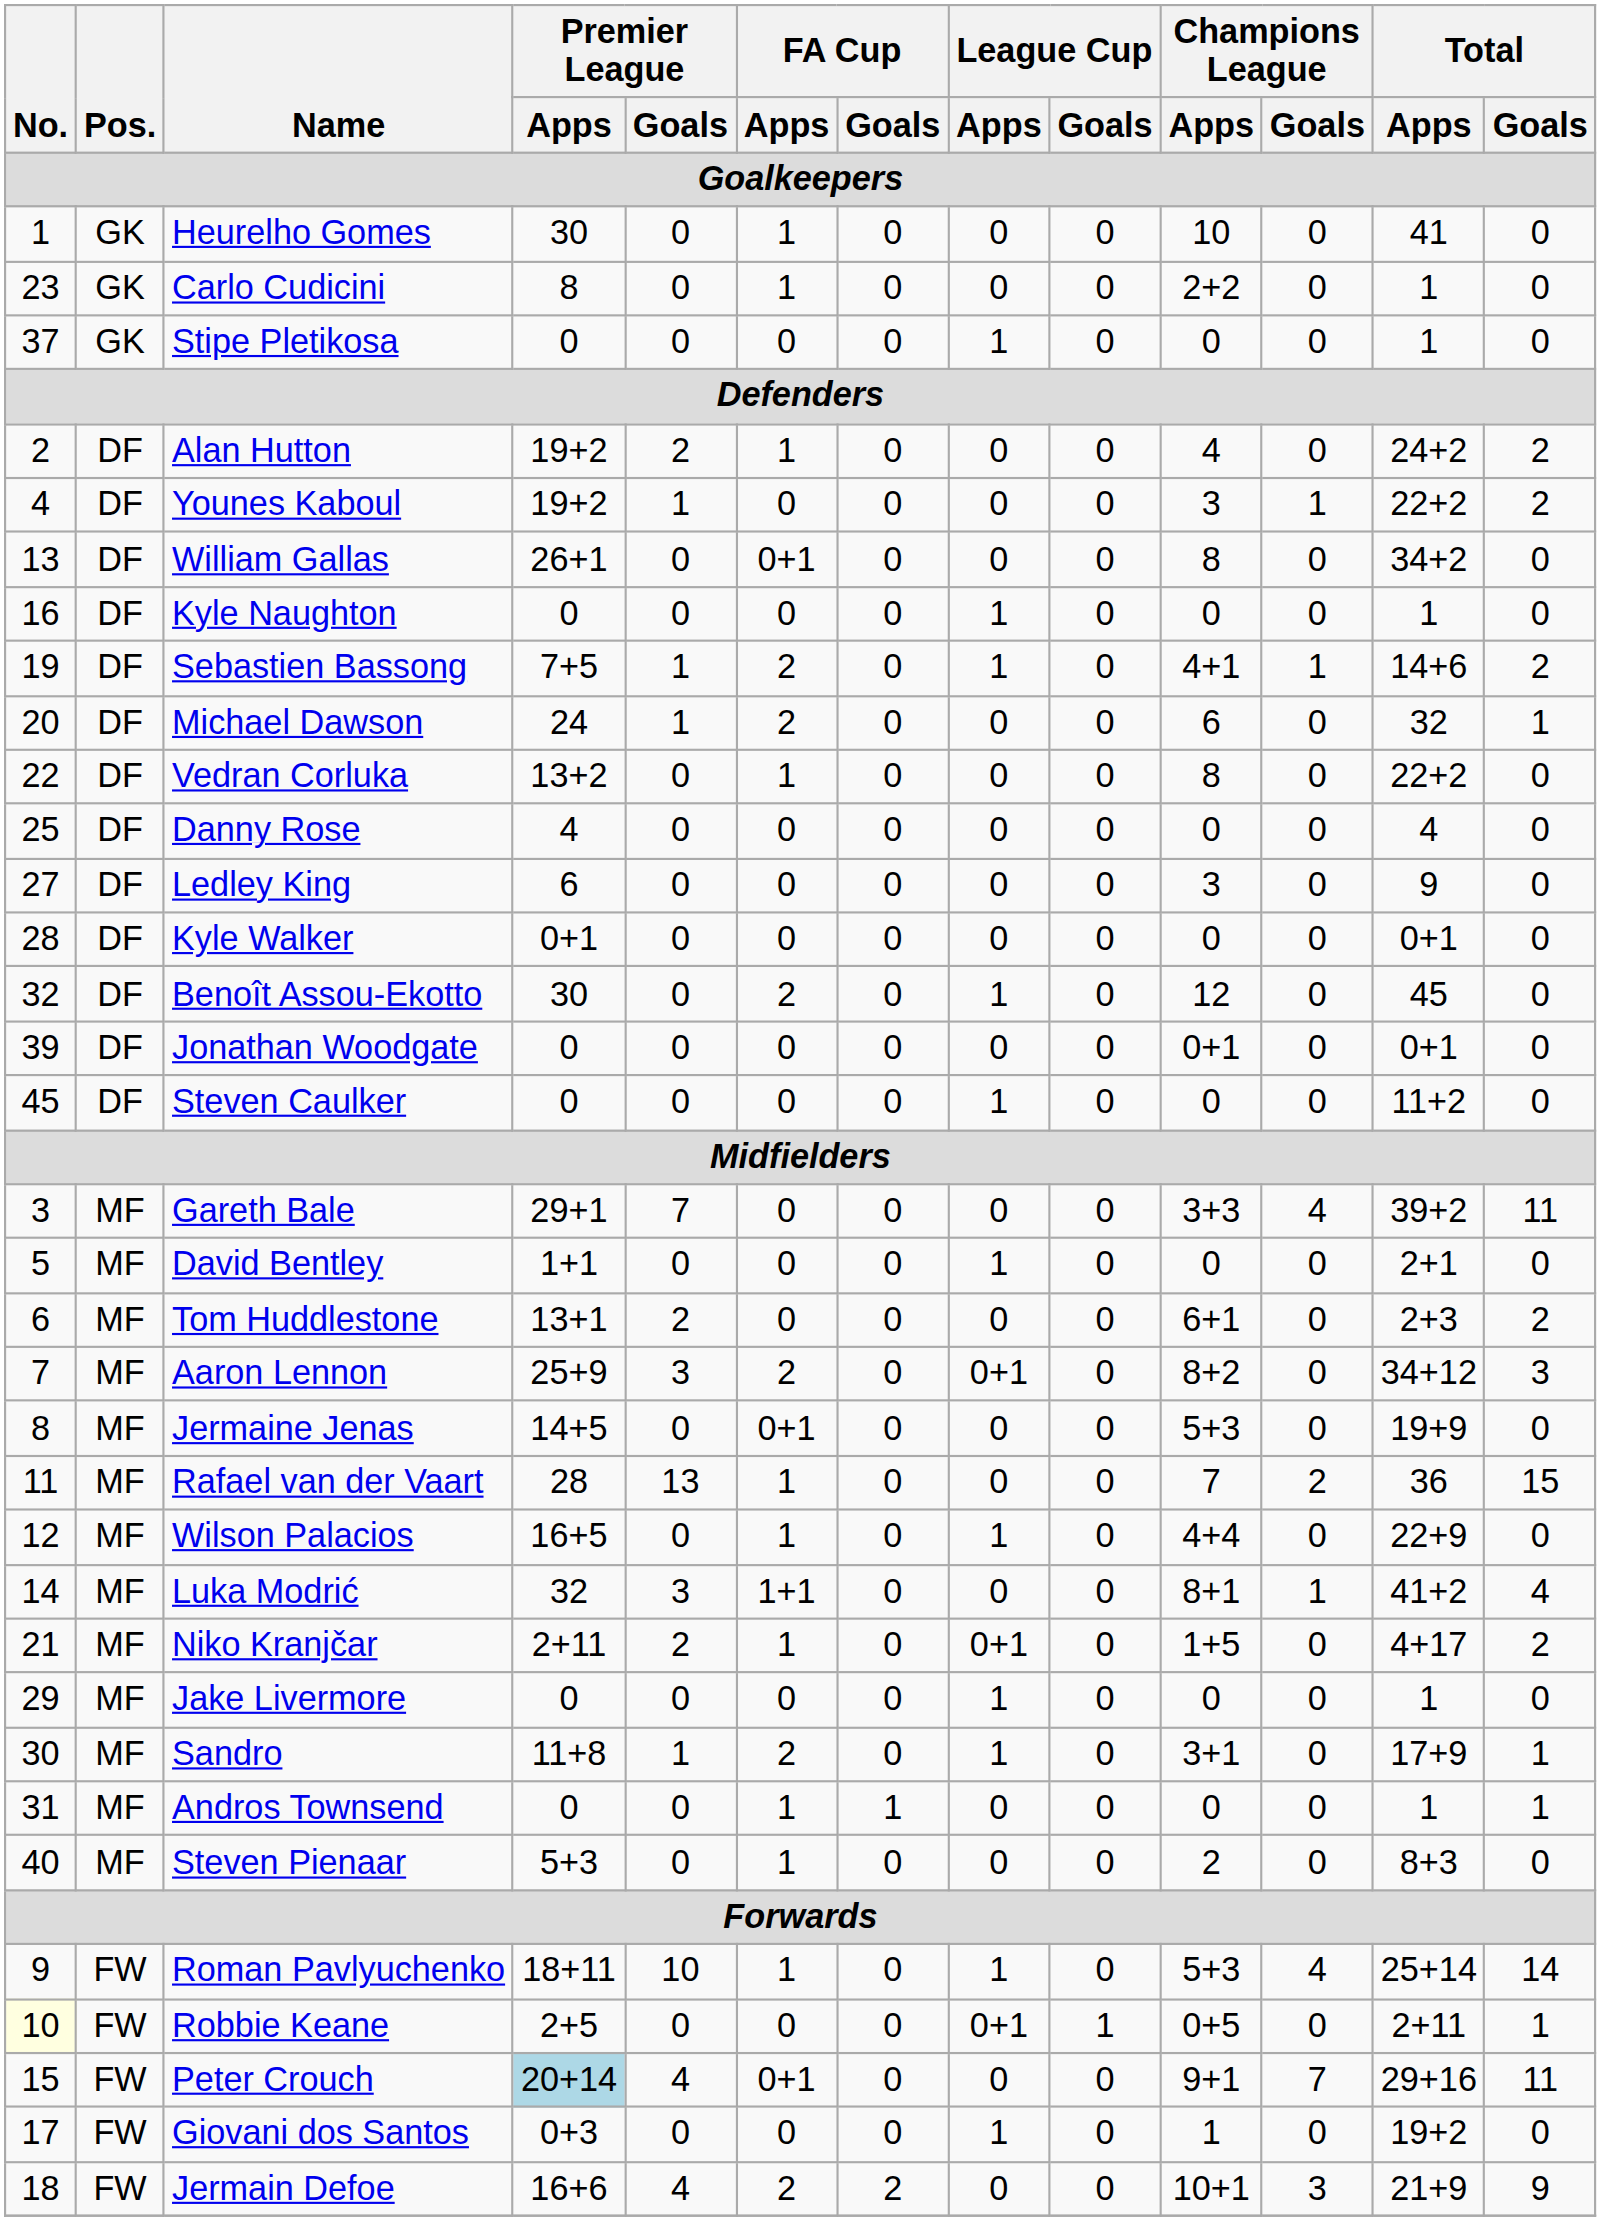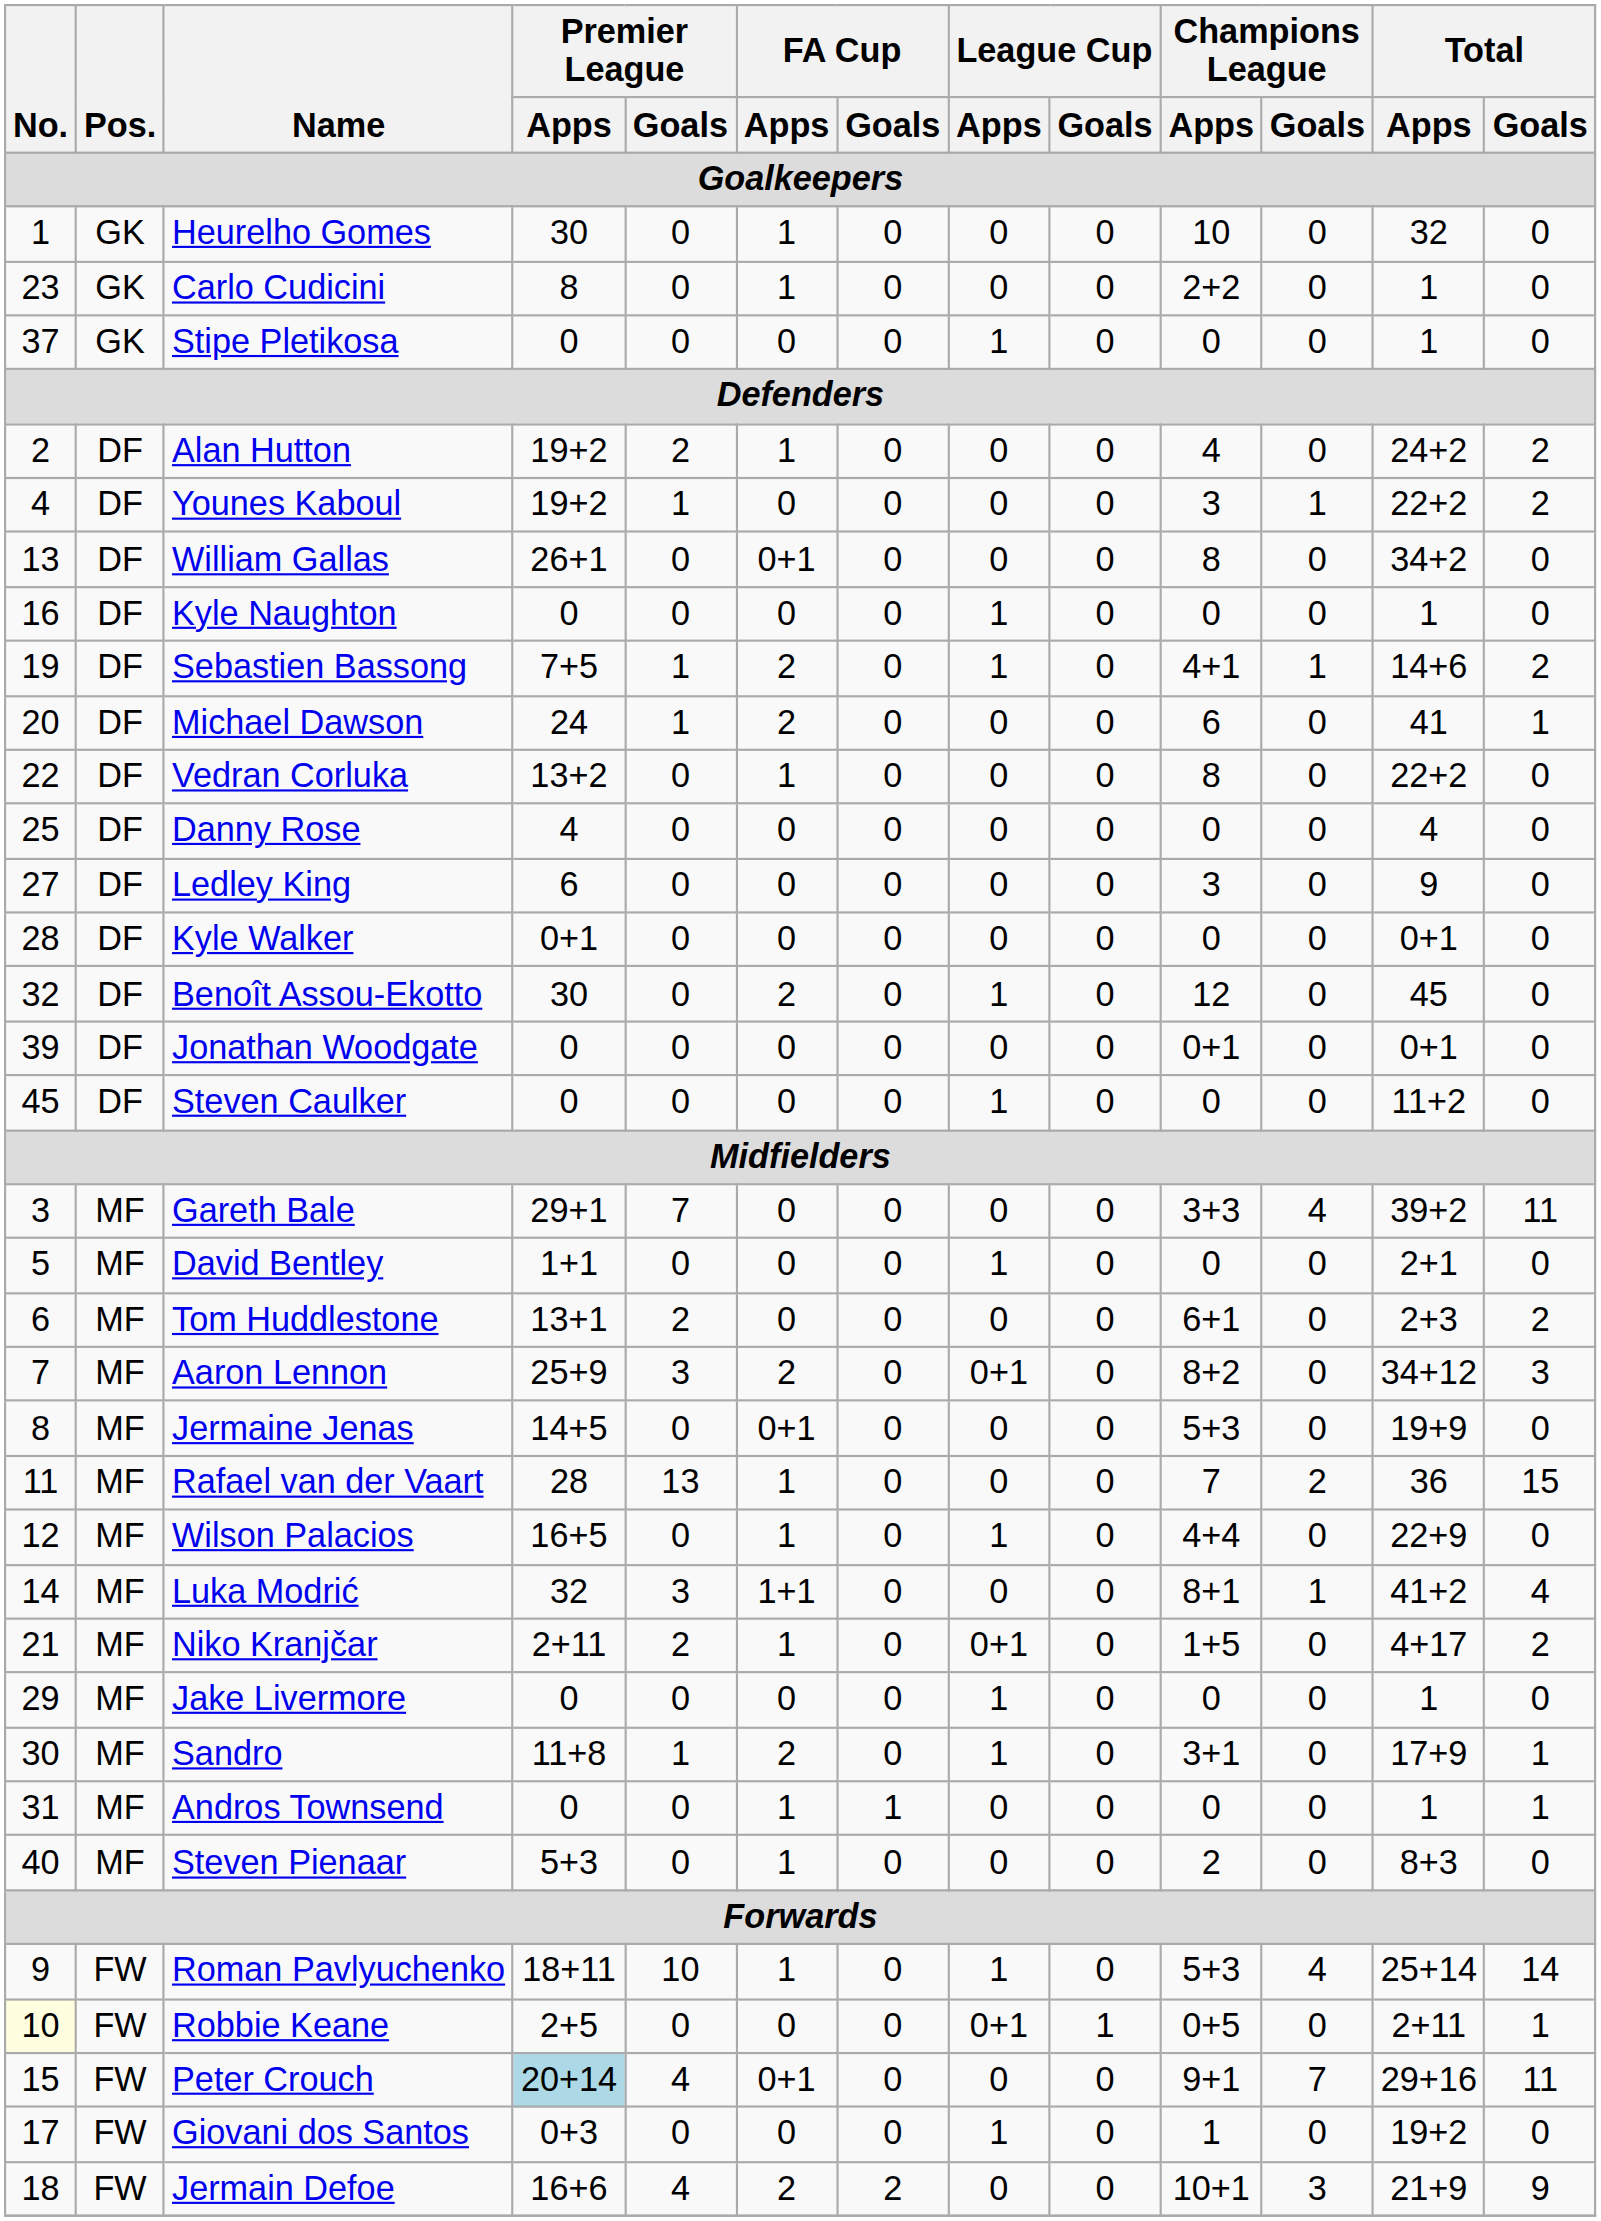(1429, 233) 41 -> (1429, 233) 32
(1429, 721) 32 -> (1429, 721) 41
